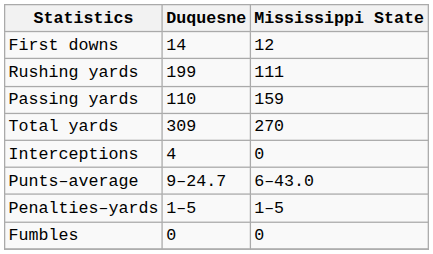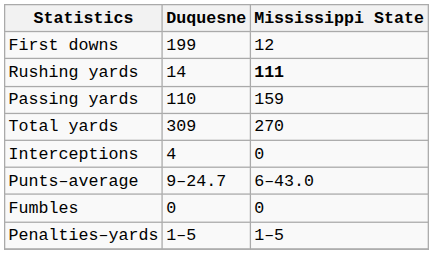(176, 45) 14 -> (181, 45) 199
(181, 72) 199 -> (176, 72) 14
(269, 72) normal -> (269, 72) bold
rows swapped: (44, 235) <-> (83, 208)
